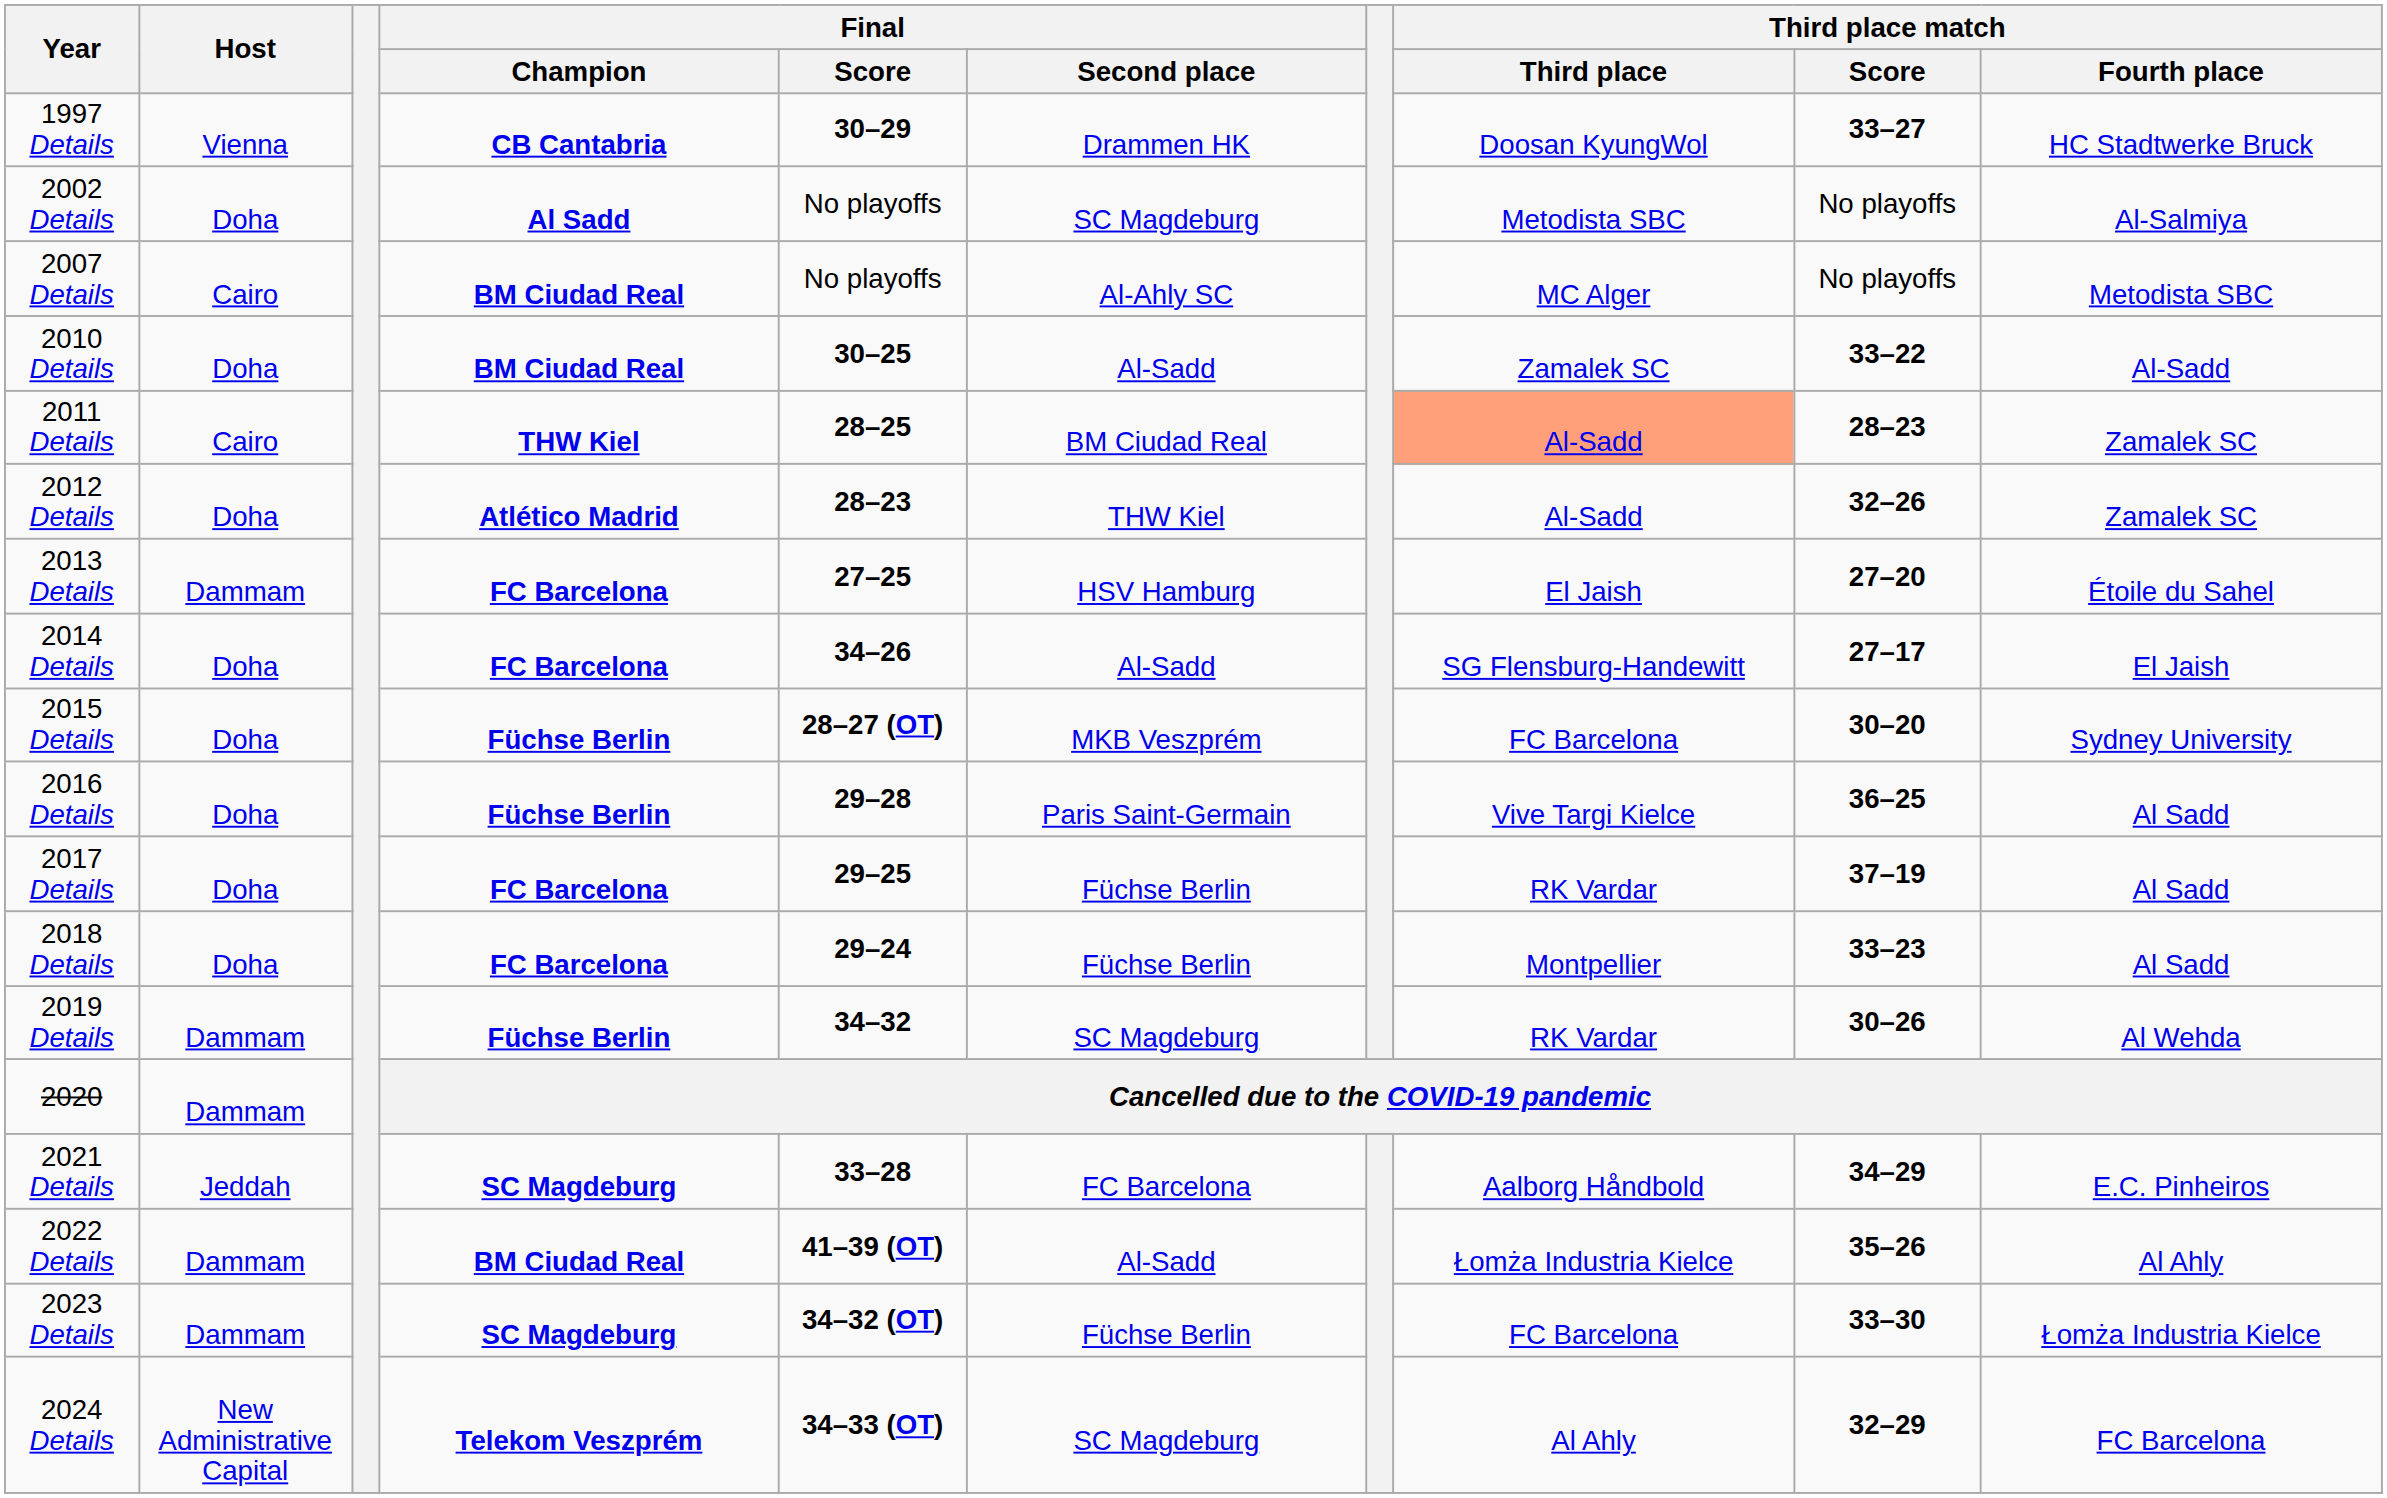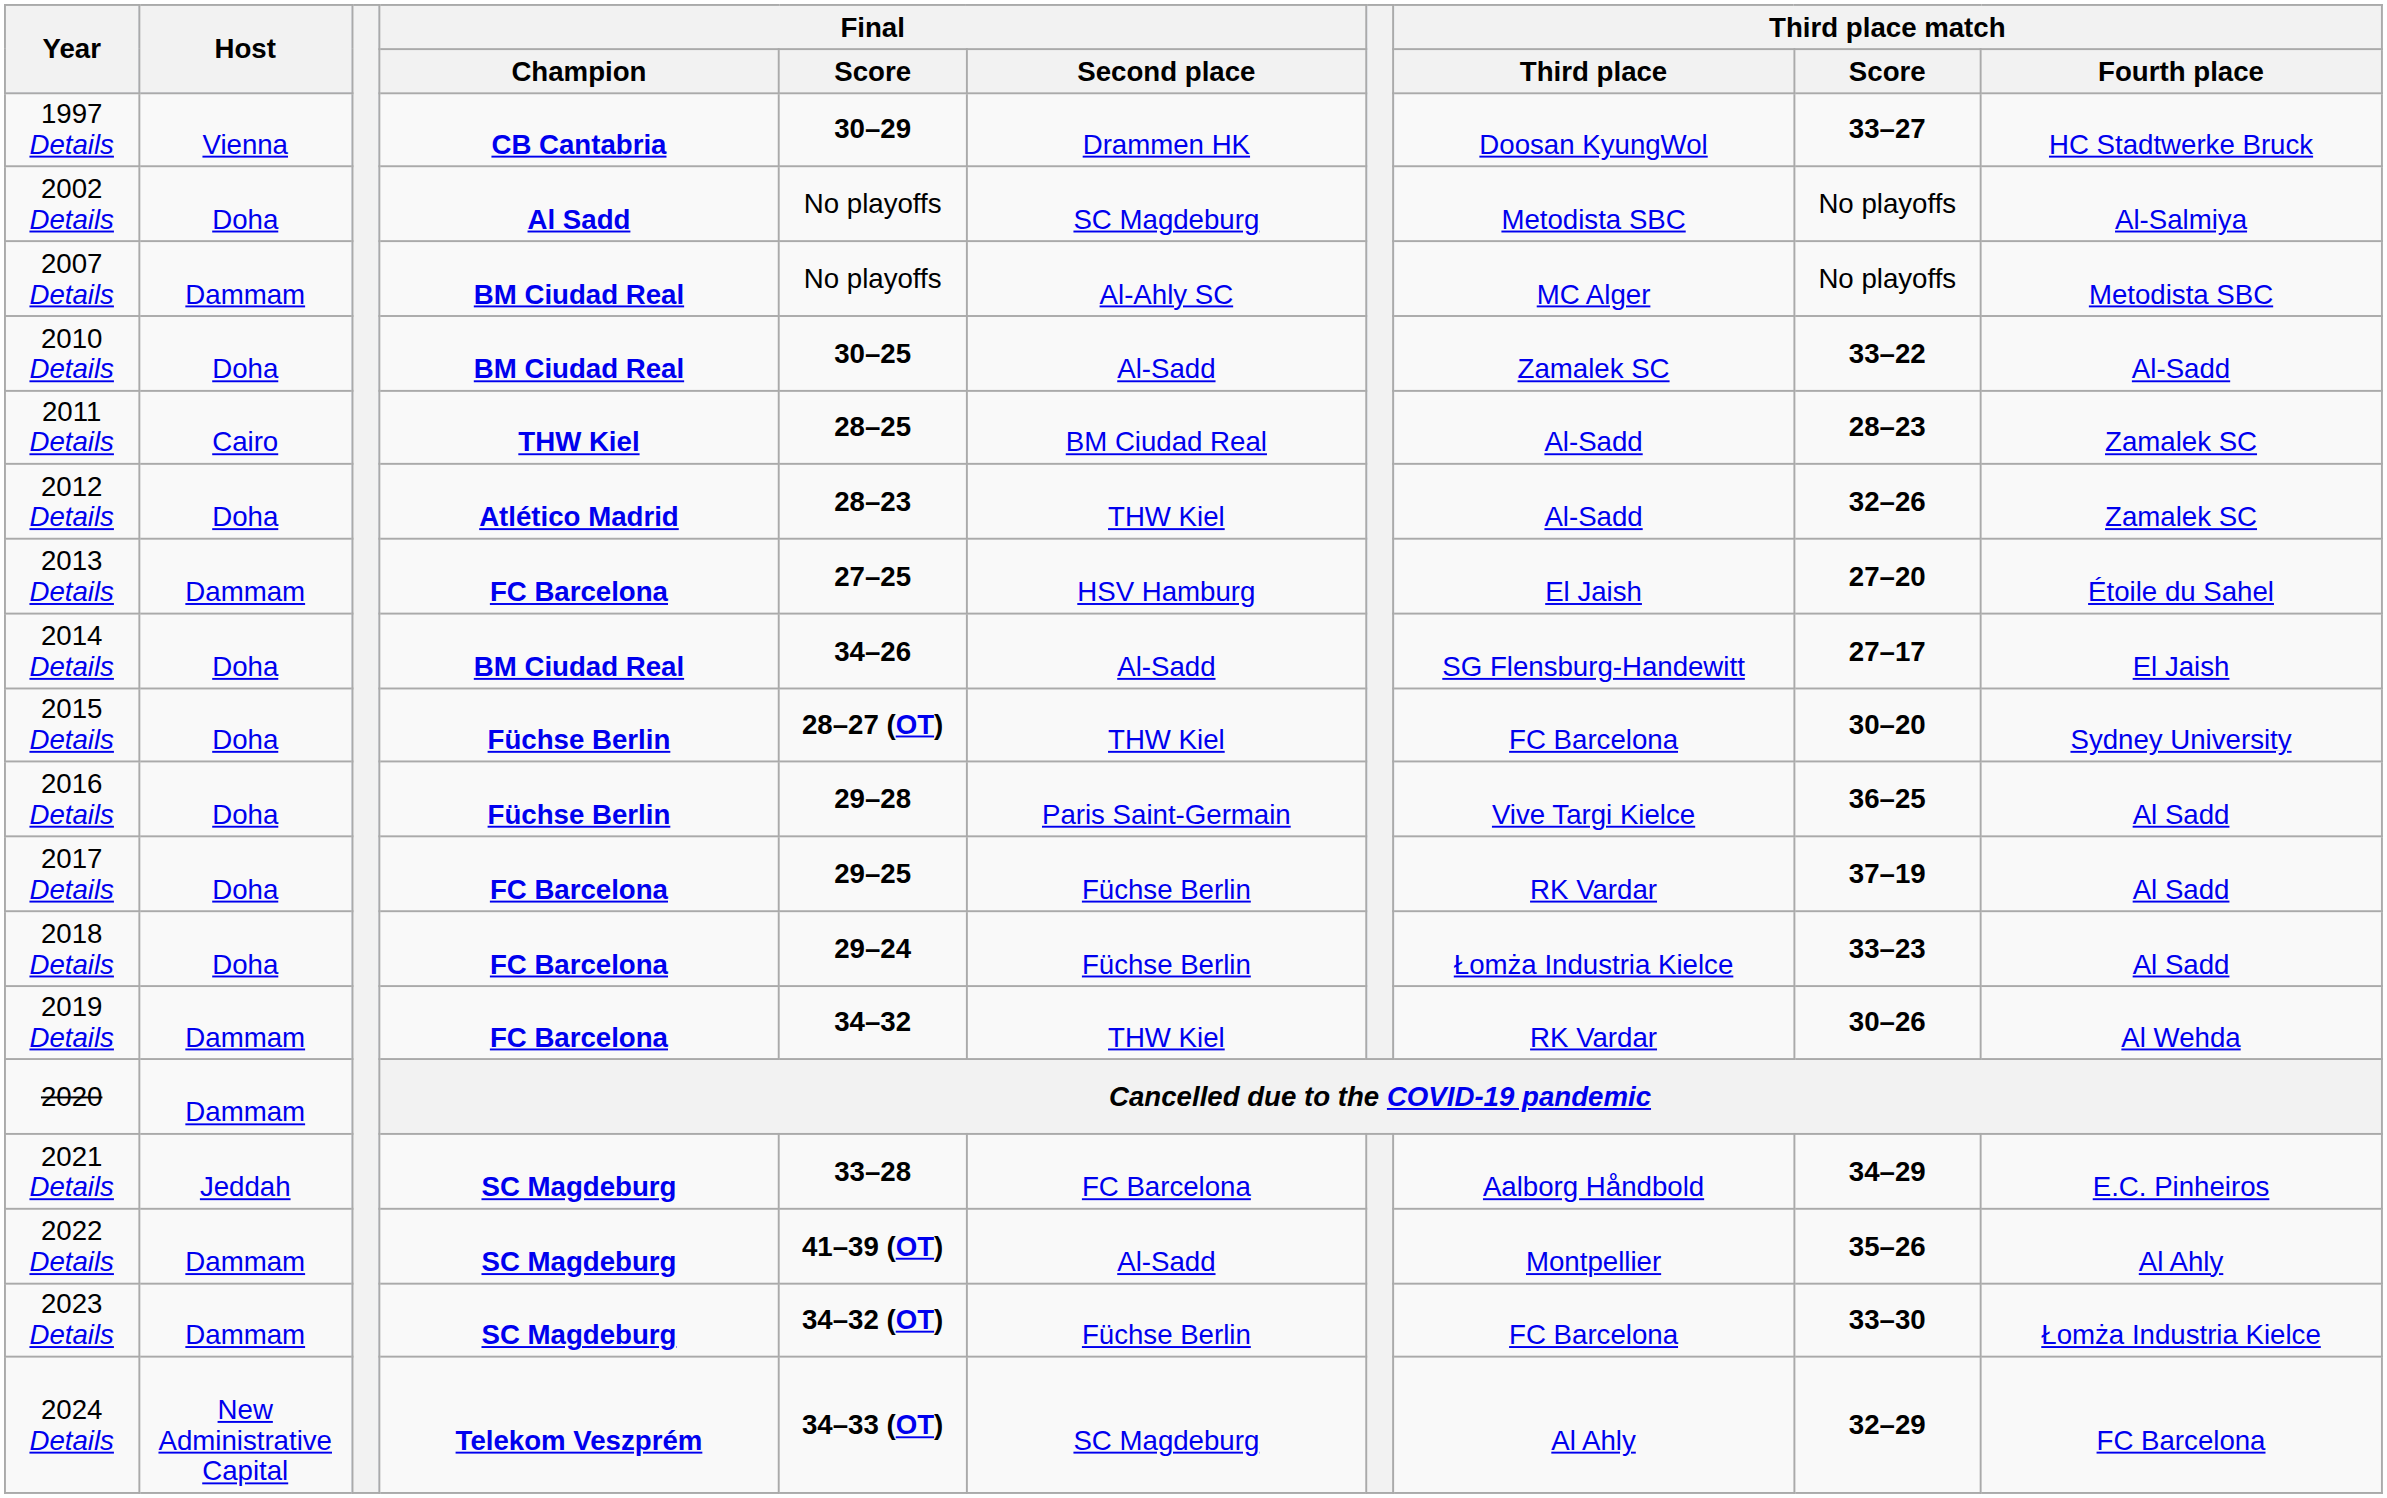(245, 294) Cairo -> (245, 294) Dammam
(1594, 443) lightsalmon background -> (1594, 443) no background
(579, 666) FC Barcelona -> (579, 666) BM Ciudad Real
(1166, 740) MKB Veszprém -> (1166, 740) THW Kiel
(1594, 964) Montpellier -> (1594, 964) Łomża Industria Kielce
(579, 1038) Füchse Berlin -> (579, 1038) FC Barcelona
(1166, 1038) SC Magdeburg -> (1166, 1038) THW Kiel
(579, 1261) BM Ciudad Real -> (579, 1261) SC Magdeburg
(1594, 1261) Łomża Industria Kielce -> (1594, 1261) Montpellier
